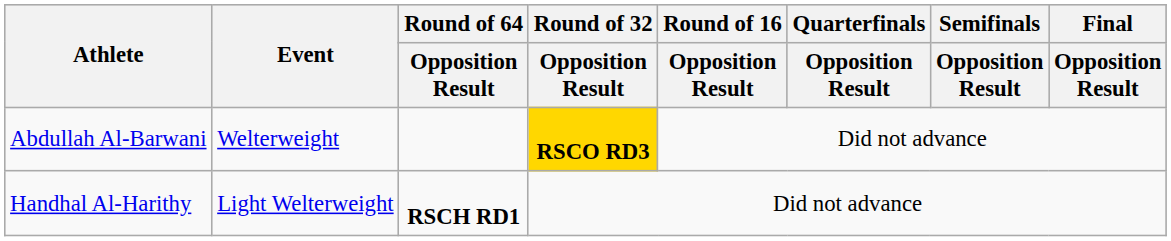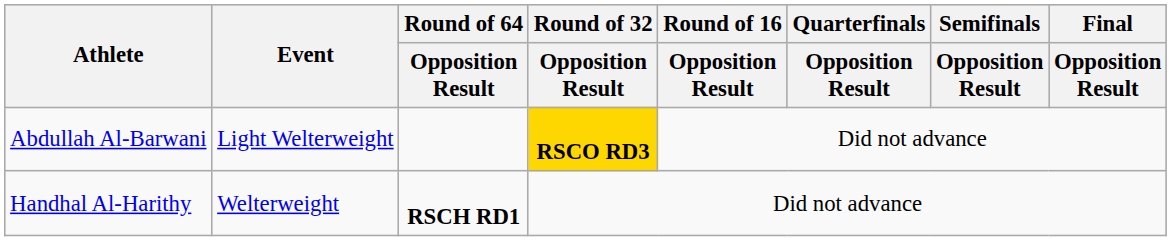(278, 138) Welterweight -> (305, 138) Light Welterweight
(305, 203) Light Welterweight -> (278, 203) Welterweight
